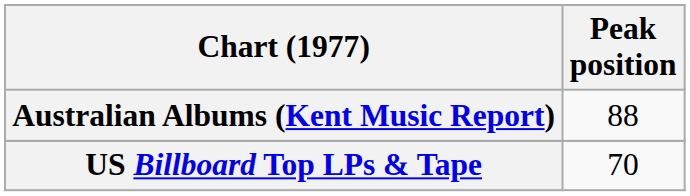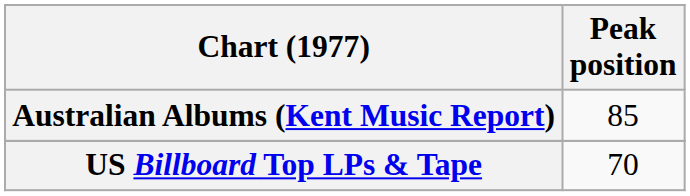(623, 114) 88 -> (623, 114) 85
